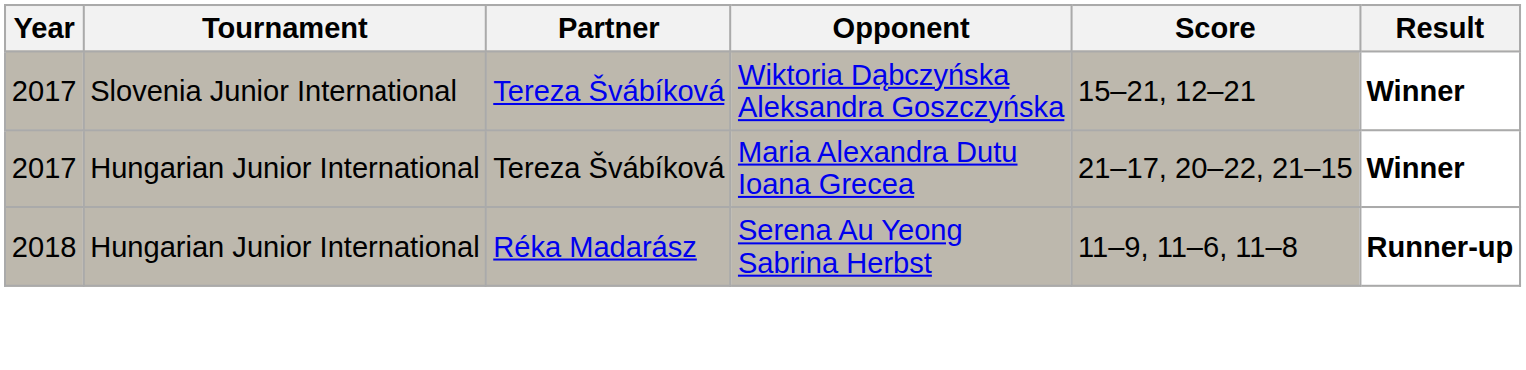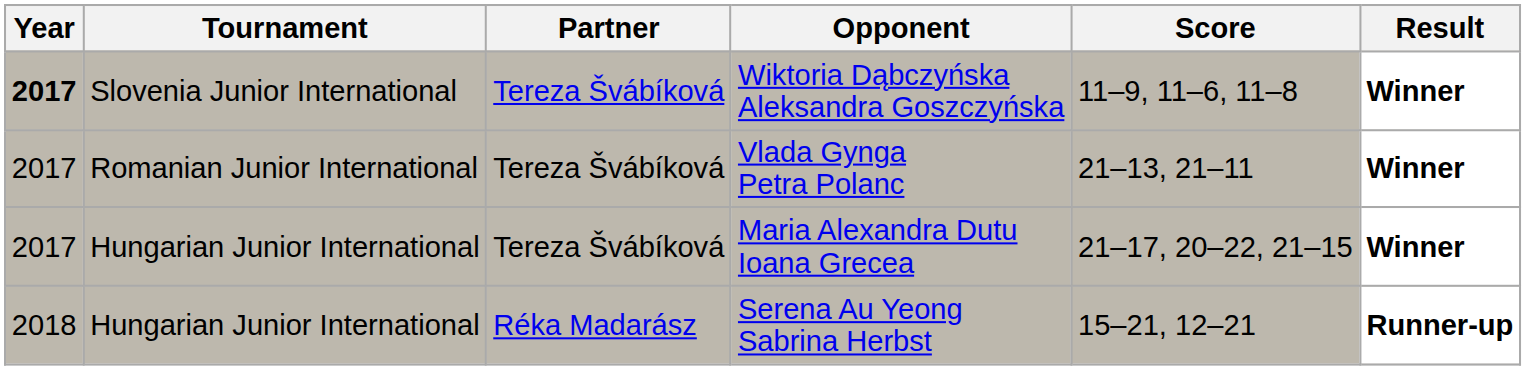(44, 90) normal -> (44, 90) bold
(1167, 90) 15–21, 12–21 -> (1188, 90) 11–9, 11–6, 11–8
+ row: (822, 169)
(1188, 247) 11–9, 11–6, 11–8 -> (1167, 325) 15–21, 12–21
